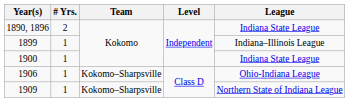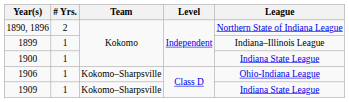(280, 27) Indiana State League -> (280, 27) Northern State of Indiana League
(280, 90) Northern State of Indiana League -> (280, 90) Indiana State League
